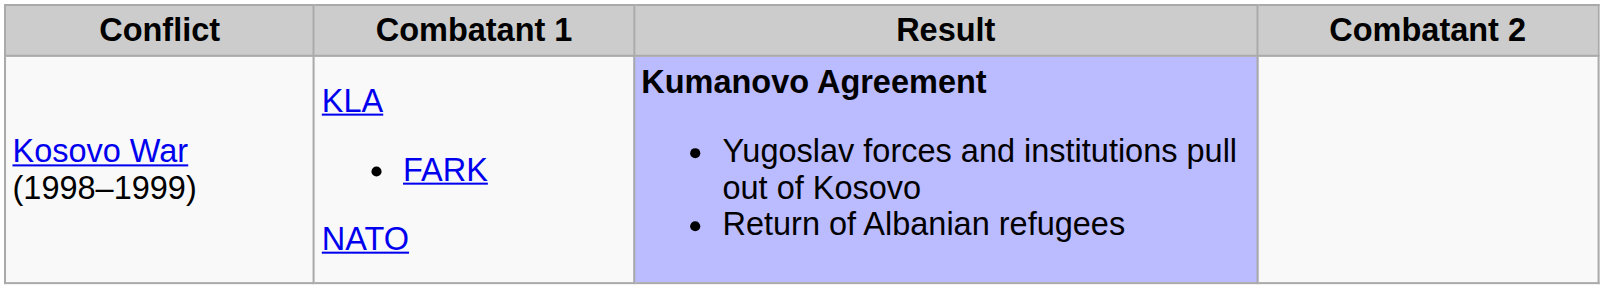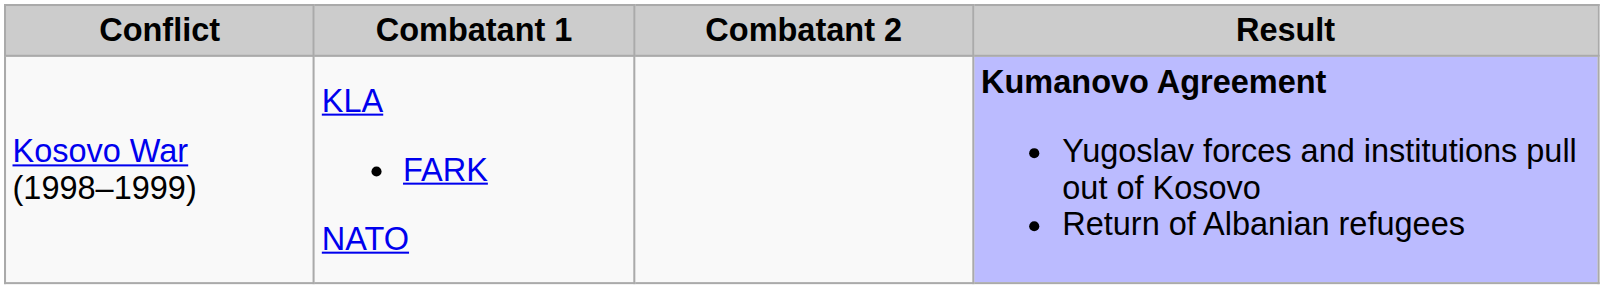columns swapped: (1428, 30) <-> (946, 30)
